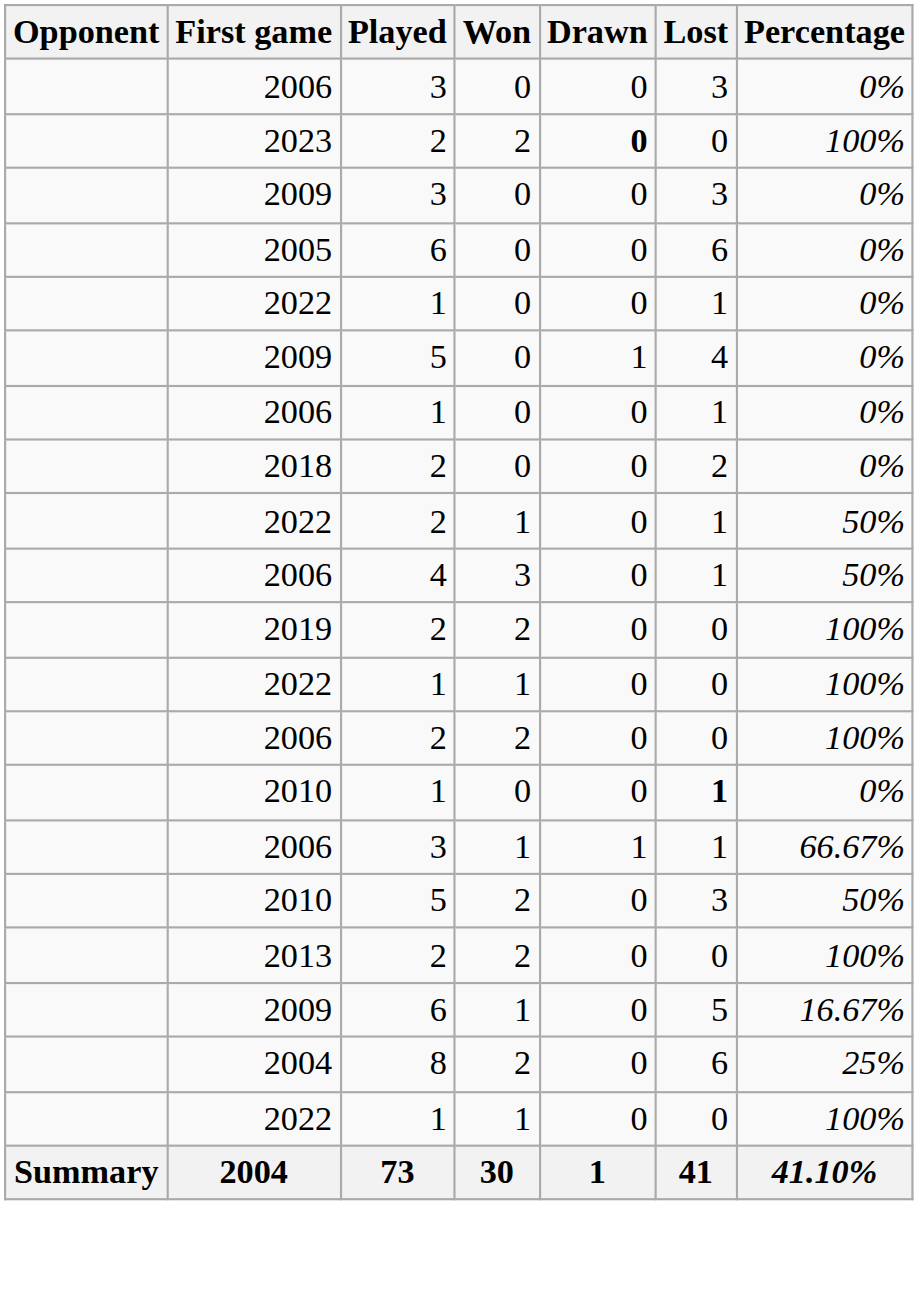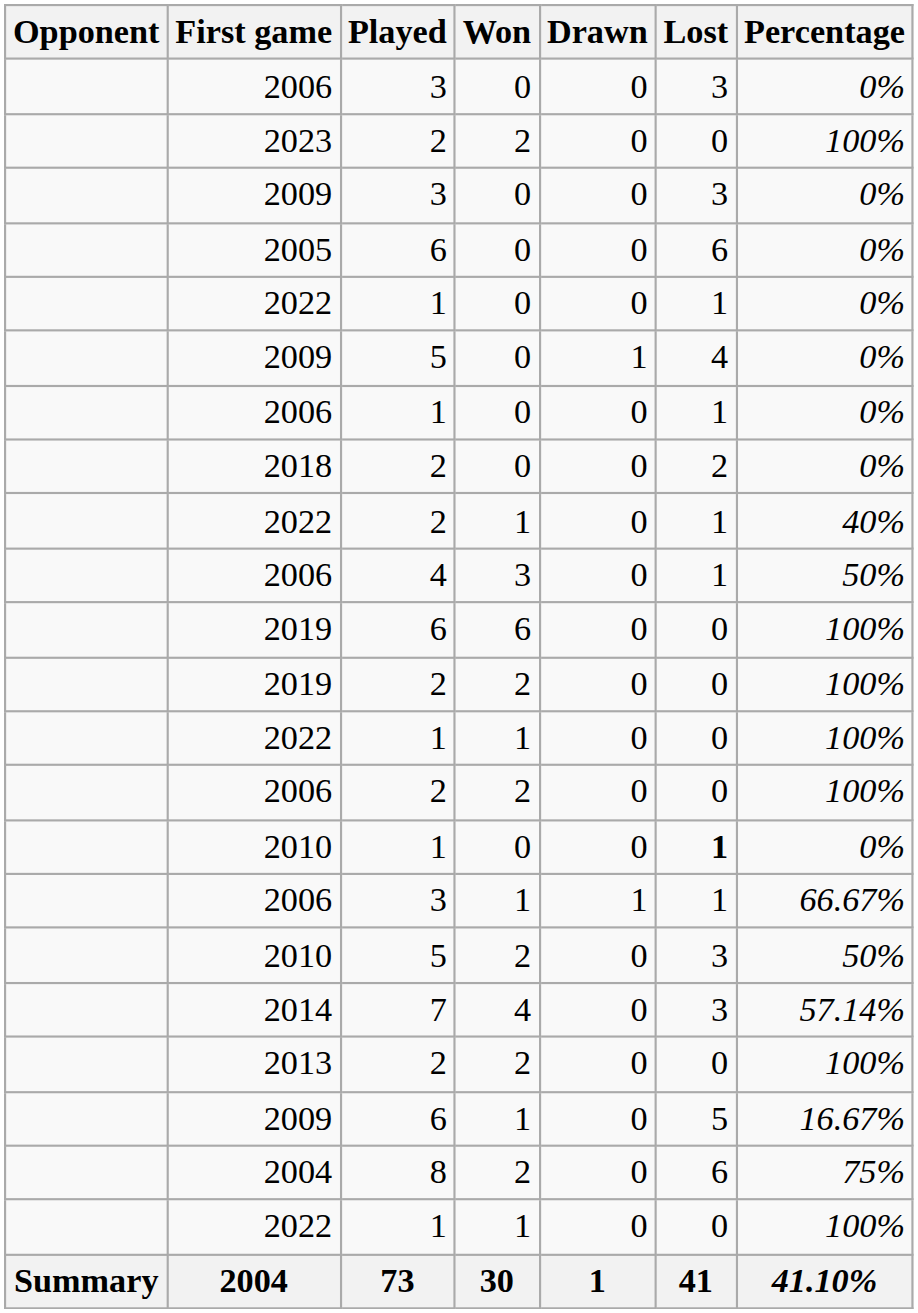(639, 140) bold -> (639, 140) normal
(874, 520) 50% -> (874, 520) 40%
+ row: (298, 628)
+ row: (298, 1009)
(874, 1063) 25% -> (874, 1172) 75%
